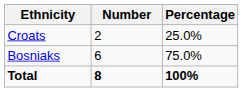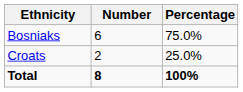rows swapped: (34, 55) <-> (26, 35)
